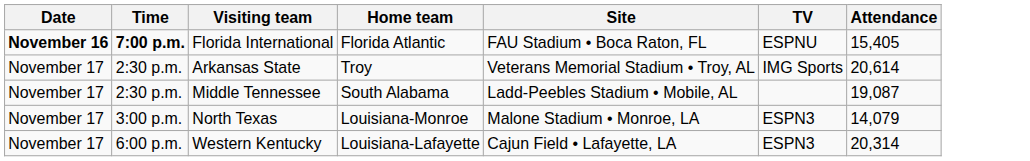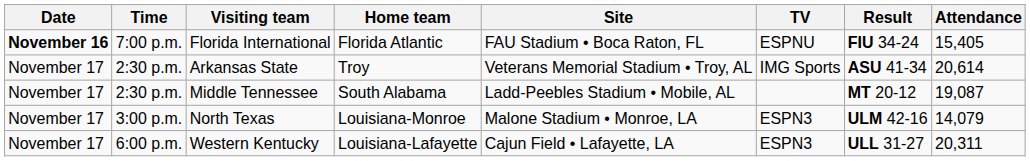+ column: (888, 17)
(150, 43) bold -> (149, 43) normal
(875, 144) 20,314 -> (959, 144) 20,311
